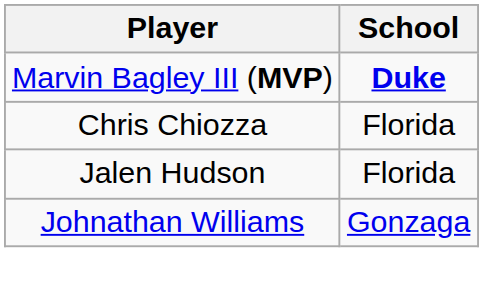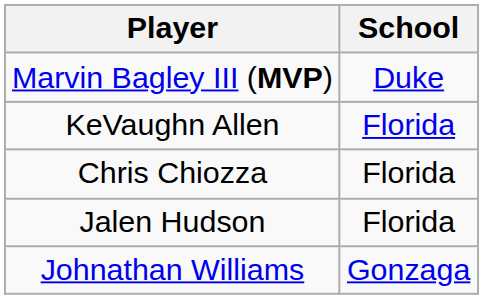(409, 76) bold -> (409, 76) normal
+ row: (172, 125)
